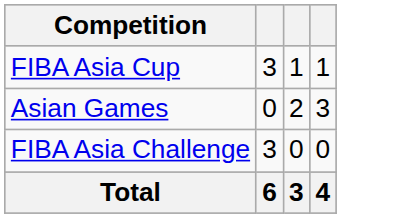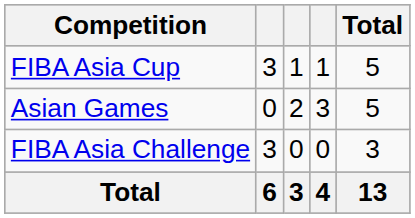+ column: (373, 25)
